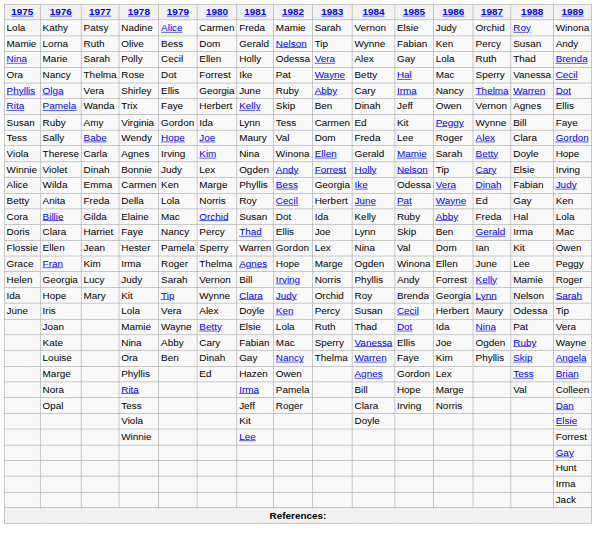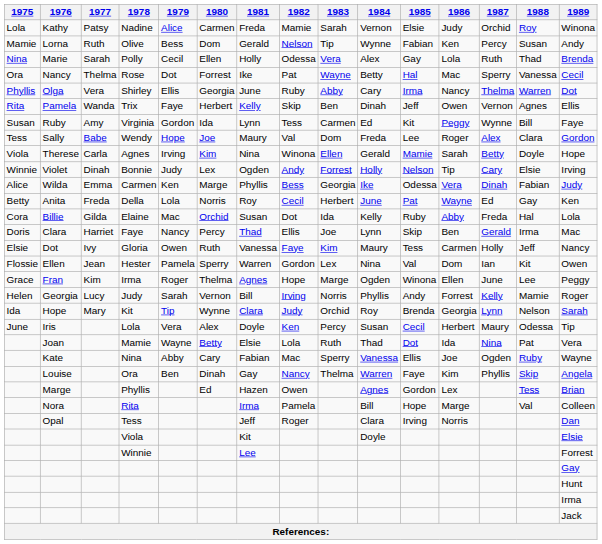+ row: (50, 248)
